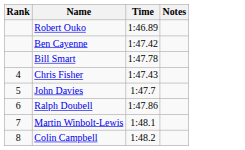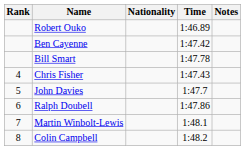+ column: (152, 12)
